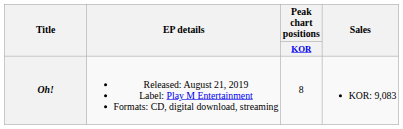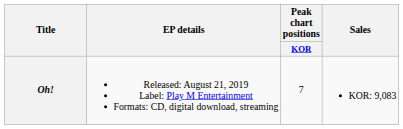(301, 90) 8 -> (301, 90) 7
